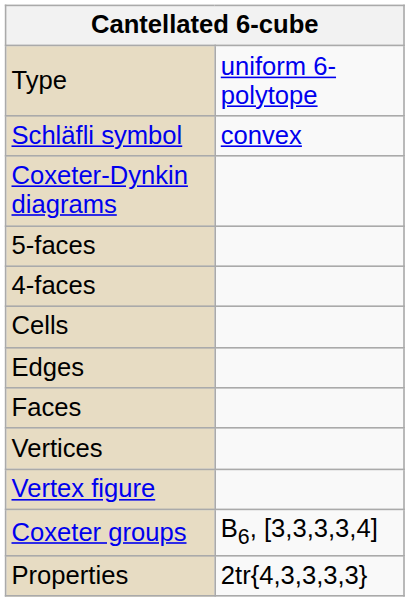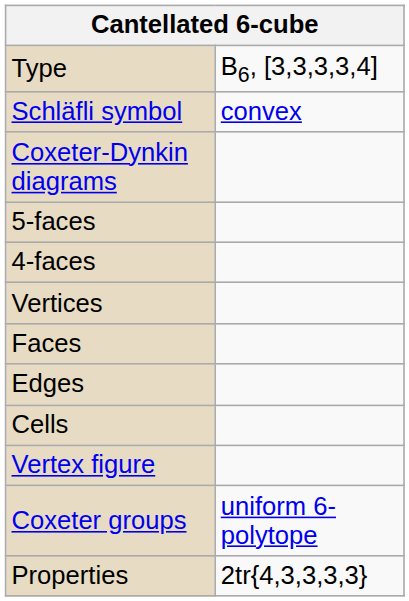(278, 80) uniform 6-polytope -> (299, 69) B6, [3,3,3,3,4]
rows swapped: (40, 326) <-> (57, 448)
rows swapped: (46, 407) <-> (48, 367)
(299, 532) B6, [3,3,3,3,4] -> (278, 520) uniform 6-polytope
